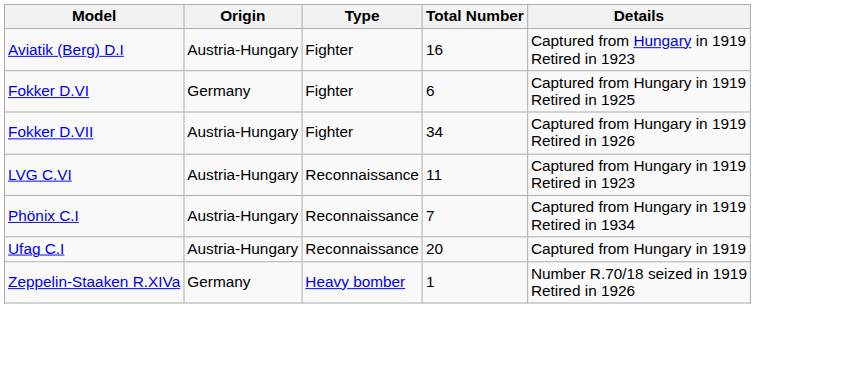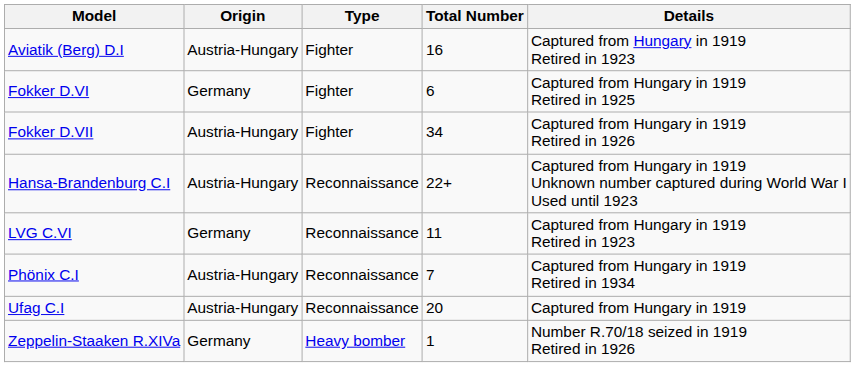+ row: (89, 183)
(243, 174) Austria-Hungary -> (219, 233) Germany
